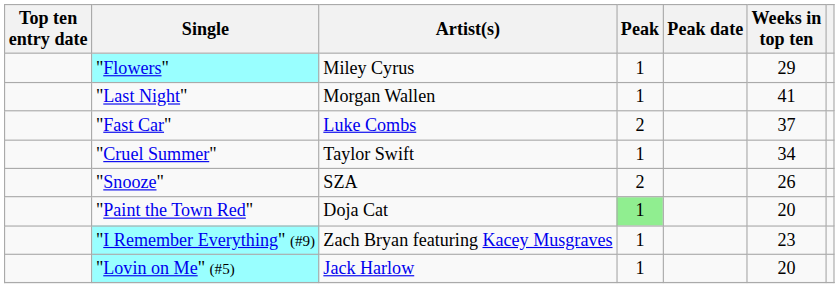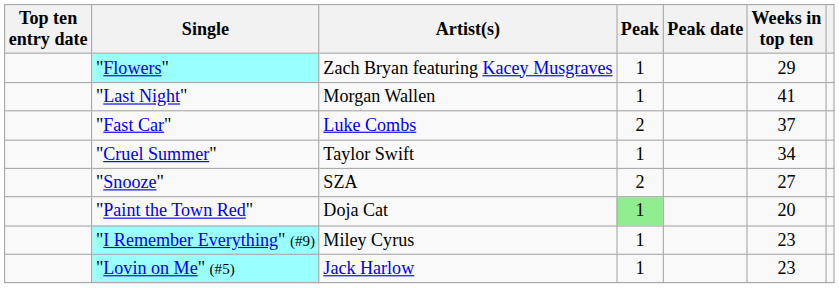(369, 67) Miley Cyrus -> (468, 67) Zach Bryan featuring Kacey Musgraves
(786, 182) 26 -> (786, 182) 27
(468, 239) Zach Bryan featuring Kacey Musgraves -> (369, 239) Miley Cyrus
(786, 268) 20 -> (786, 268) 23
